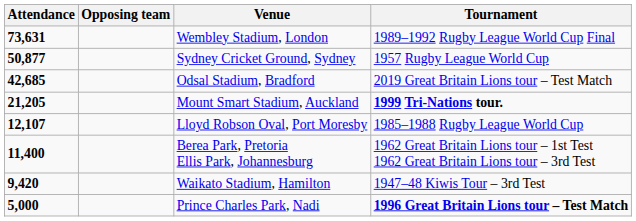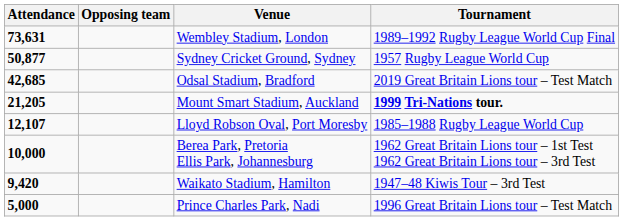(26, 154) 11,400 -> (27, 154) 10,000
(501, 205) bold -> (493, 205) normal
